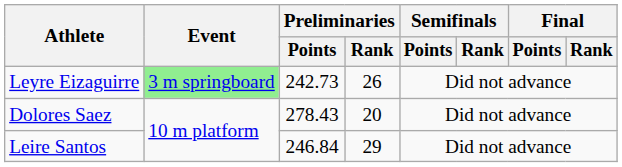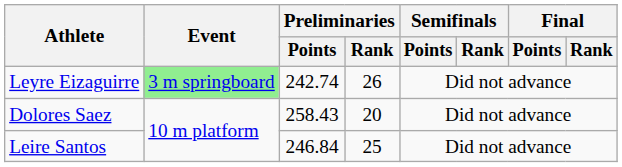(312, 82) 242.73 -> (312, 82) 242.74
(312, 114) 278.43 -> (312, 114) 258.43
(372, 146) 29 -> (372, 146) 25
